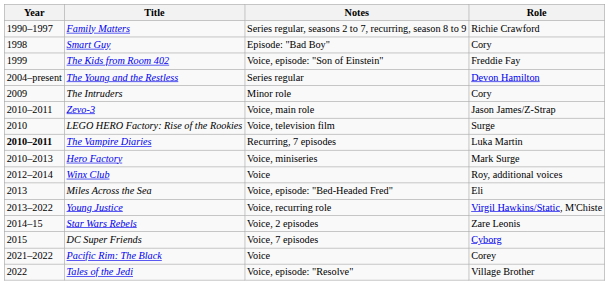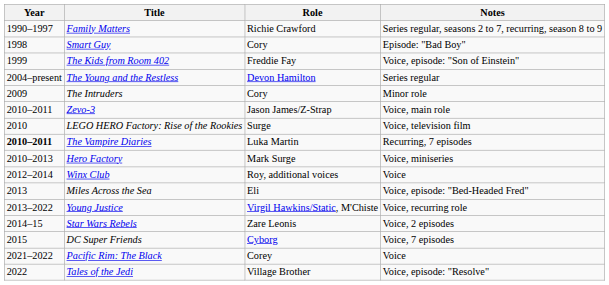columns swapped: (537, 12) <-> (357, 12)
